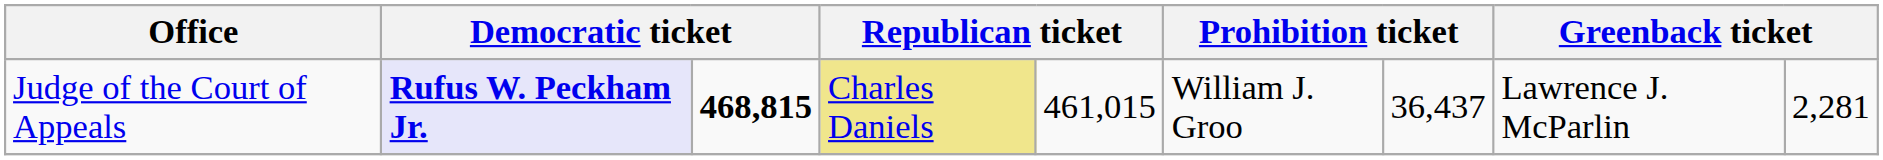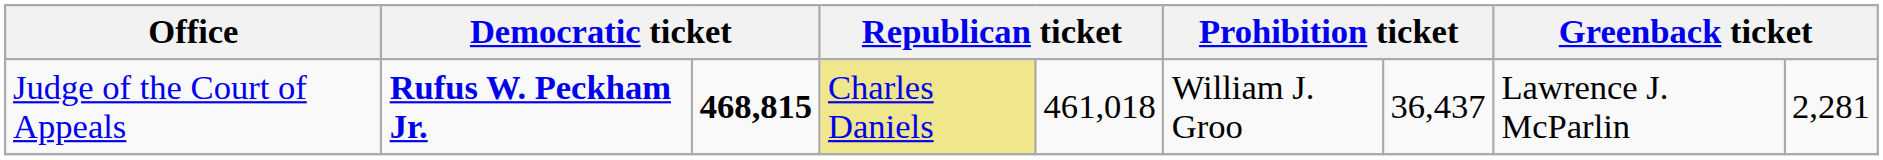(530, 106) lavender background -> (530, 106) no background
(1100, 106) 461,015 -> (1100, 106) 461,018
